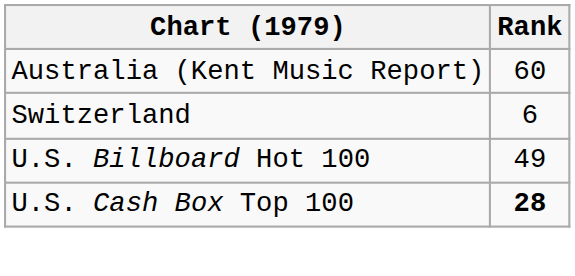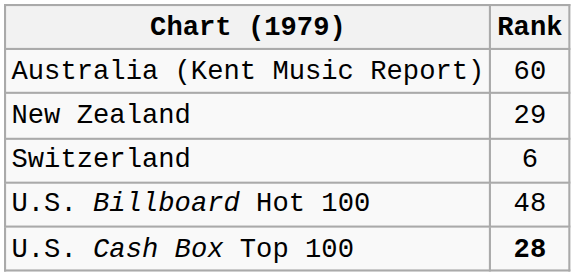+ row: (101, 116)
(530, 160) 49 -> (530, 204) 48
